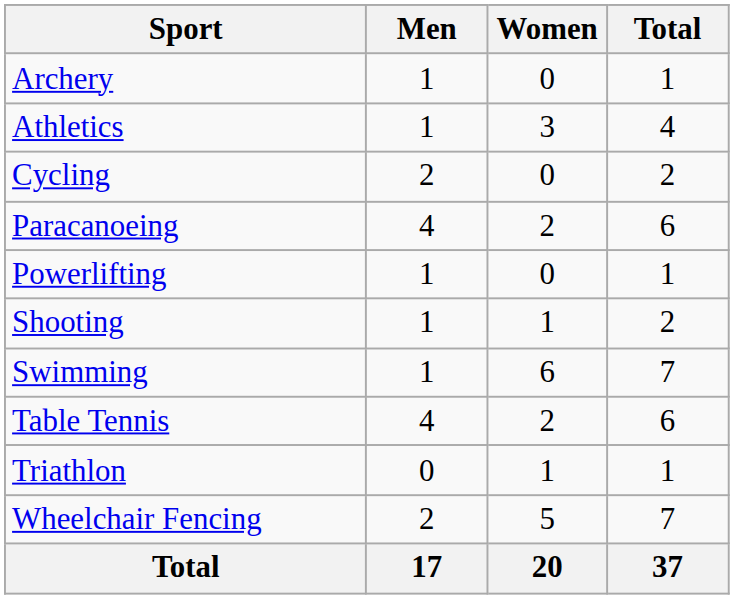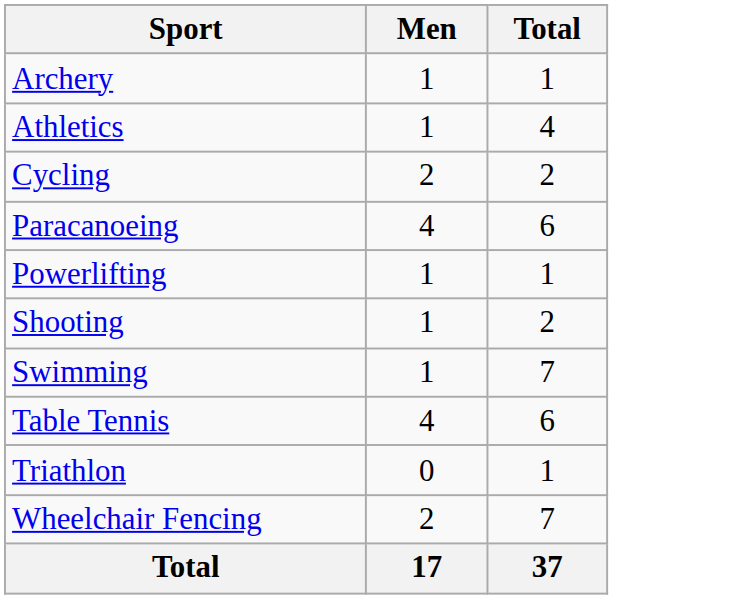- column: (547, 28)
